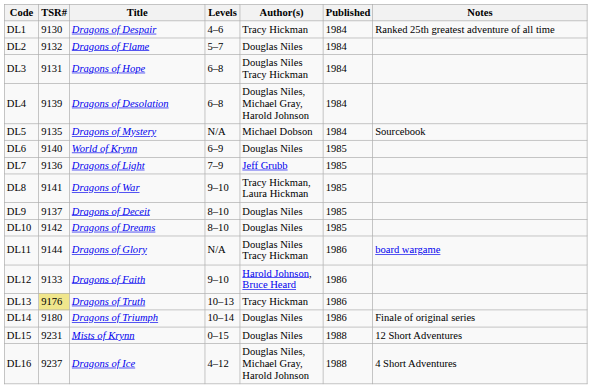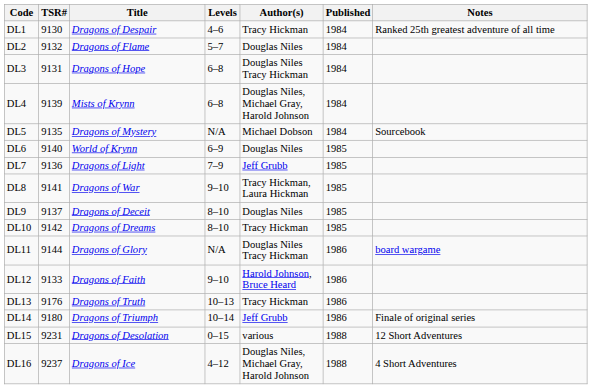(120, 103) Dragons of Desolation -> (103, 103) Mists of Krynn
(272, 227) Douglas Niles -> (275, 227) Tracy Hickman
(52, 301) khaki background -> (52, 301) no background
(272, 318) Douglas Niles -> (265, 318) Jeff Grubb
(103, 335) Mists of Krynn -> (120, 335) Dragons of Desolation
(272, 335) Douglas Niles -> (258, 335) various
